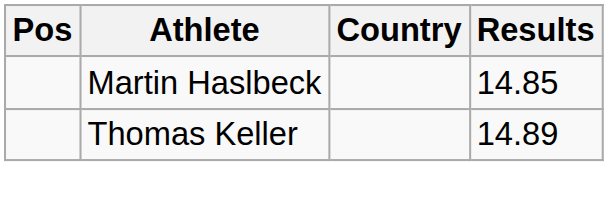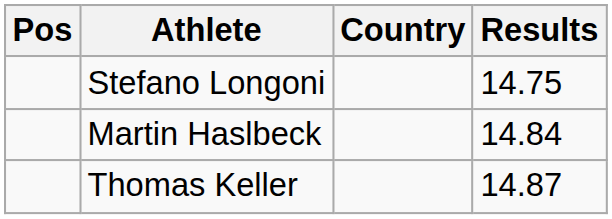+ row: (206, 82)
(517, 82) 14.85 -> (521, 133) 14.84
(517, 133) 14.89 -> (521, 185) 14.87
